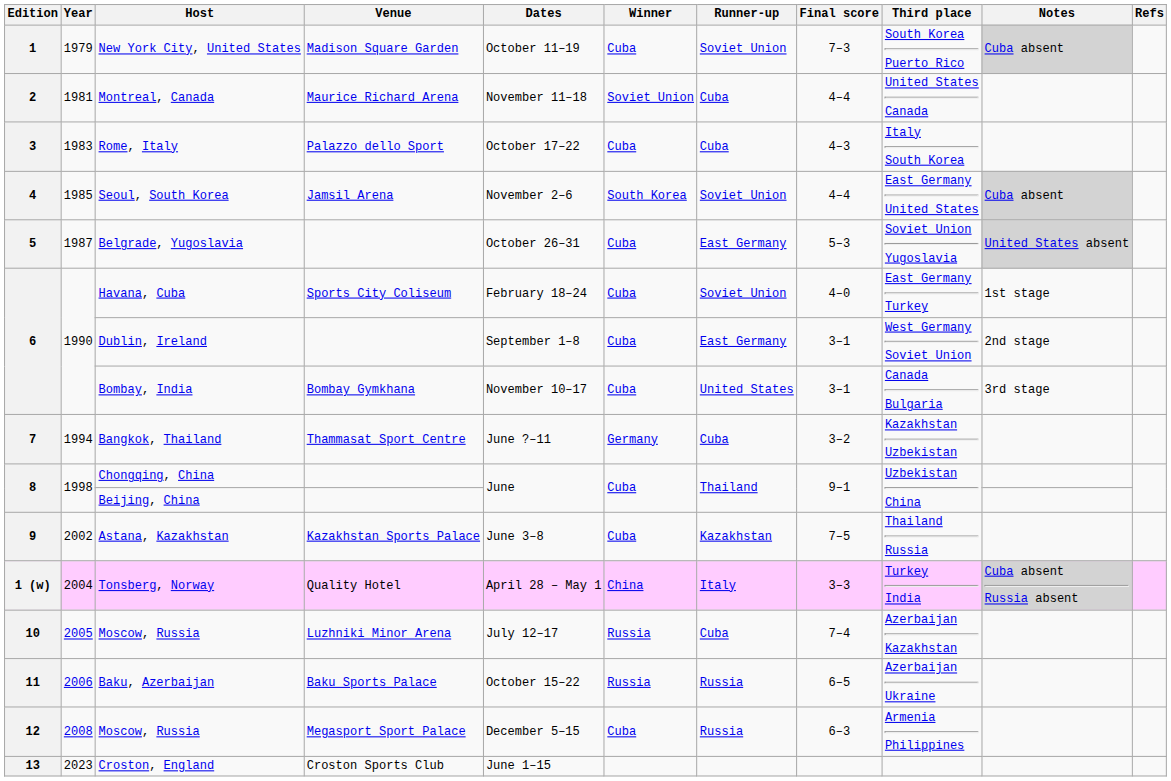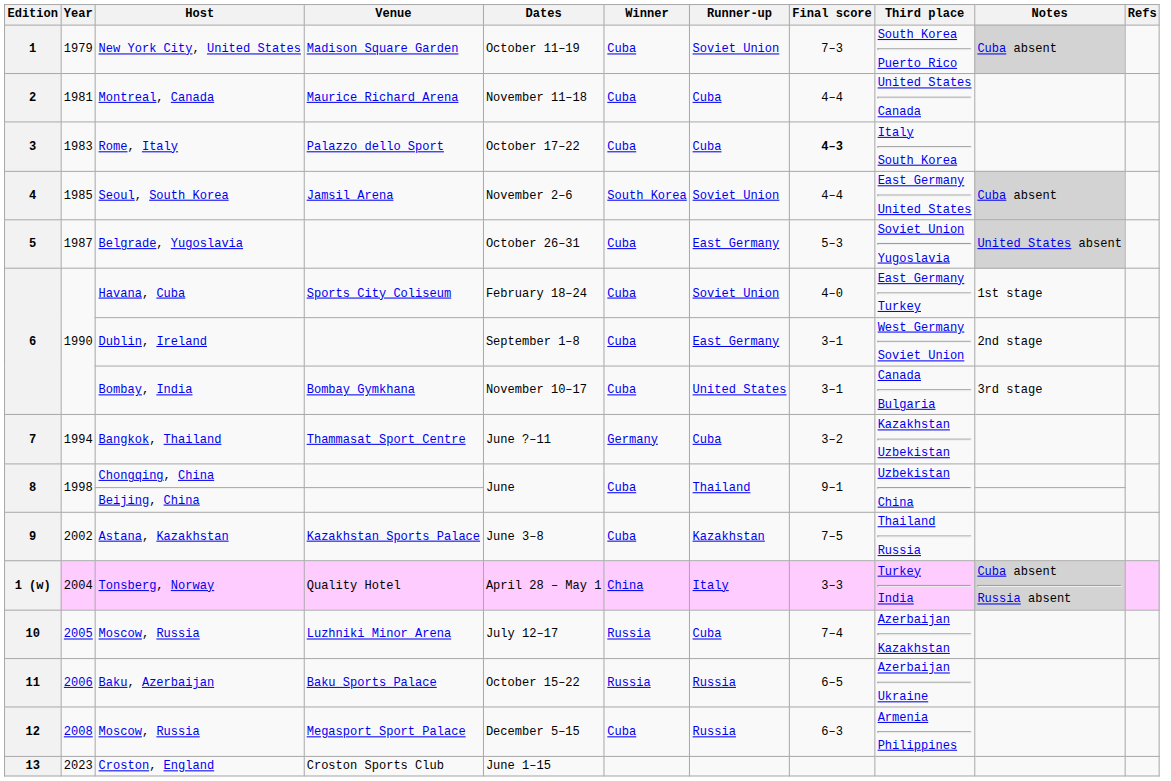(651, 98) Soviet Union -> (622, 98) Cuba
(839, 146) normal -> (832, 146) bold
